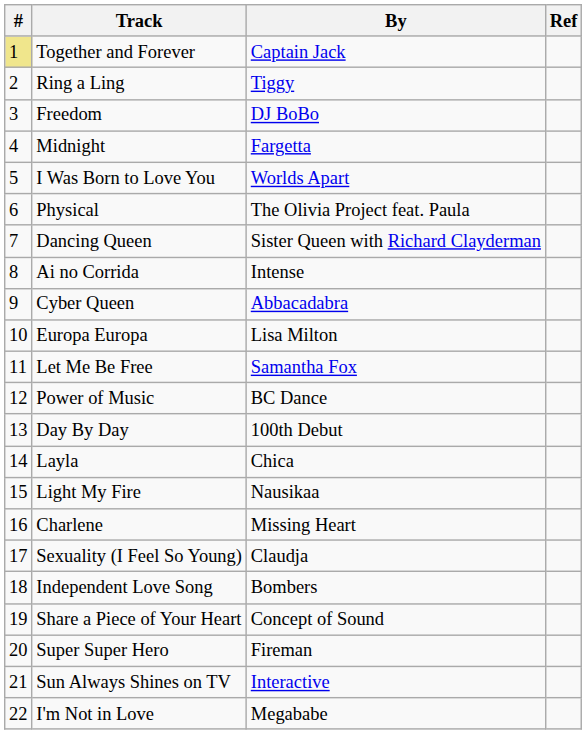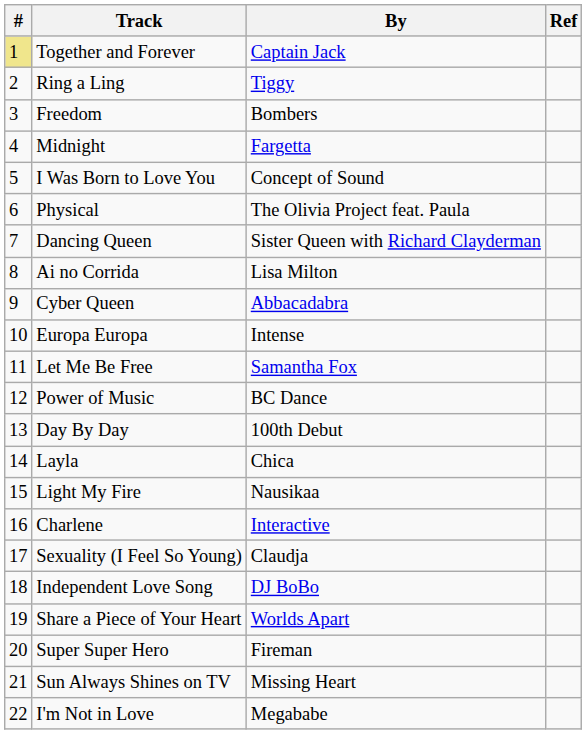(285, 114) DJ BoBo -> (284, 114) Bombers
(300, 177) Worlds Apart -> (317, 177) Concept of Sound
(277, 272) Intense -> (294, 272) Lisa Milton
(294, 335) Lisa Milton -> (277, 335) Intense
(303, 524) Missing Heart -> (290, 524) Interactive
(284, 587) Bombers -> (285, 587) DJ BoBo
(317, 618) Concept of Sound -> (300, 618) Worlds Apart
(290, 681) Interactive -> (303, 681) Missing Heart
